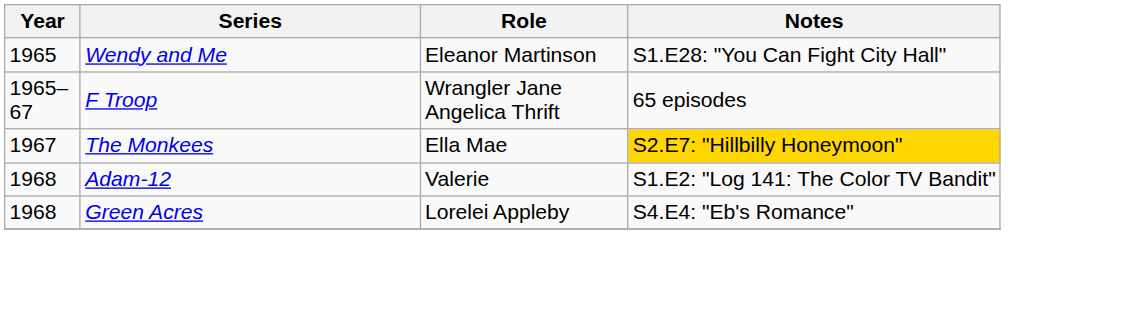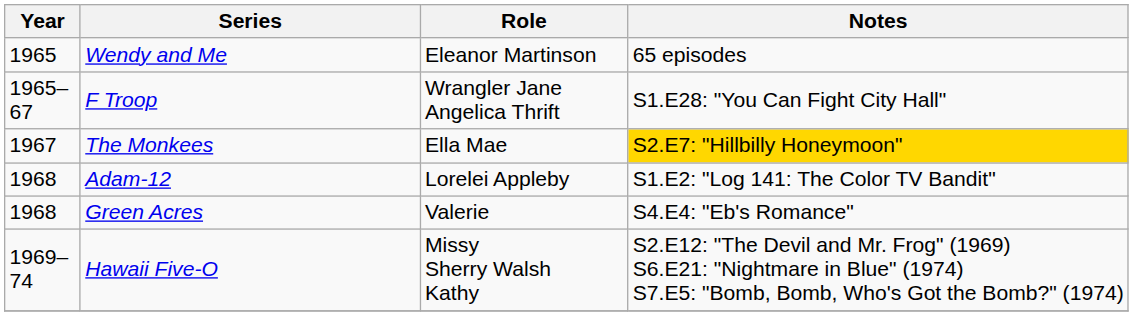(790, 54) S1.E28: "You Can Fight City Hall" -> (690, 54) 65 episodes
(690, 100) 65 episodes -> (790, 100) S1.E28: "You Can Fight City Hall"
(457, 178) Valerie -> (497, 178) Lorelei Appleby
(497, 212) Lorelei Appleby -> (457, 212) Valerie
+ row: (152, 269)
